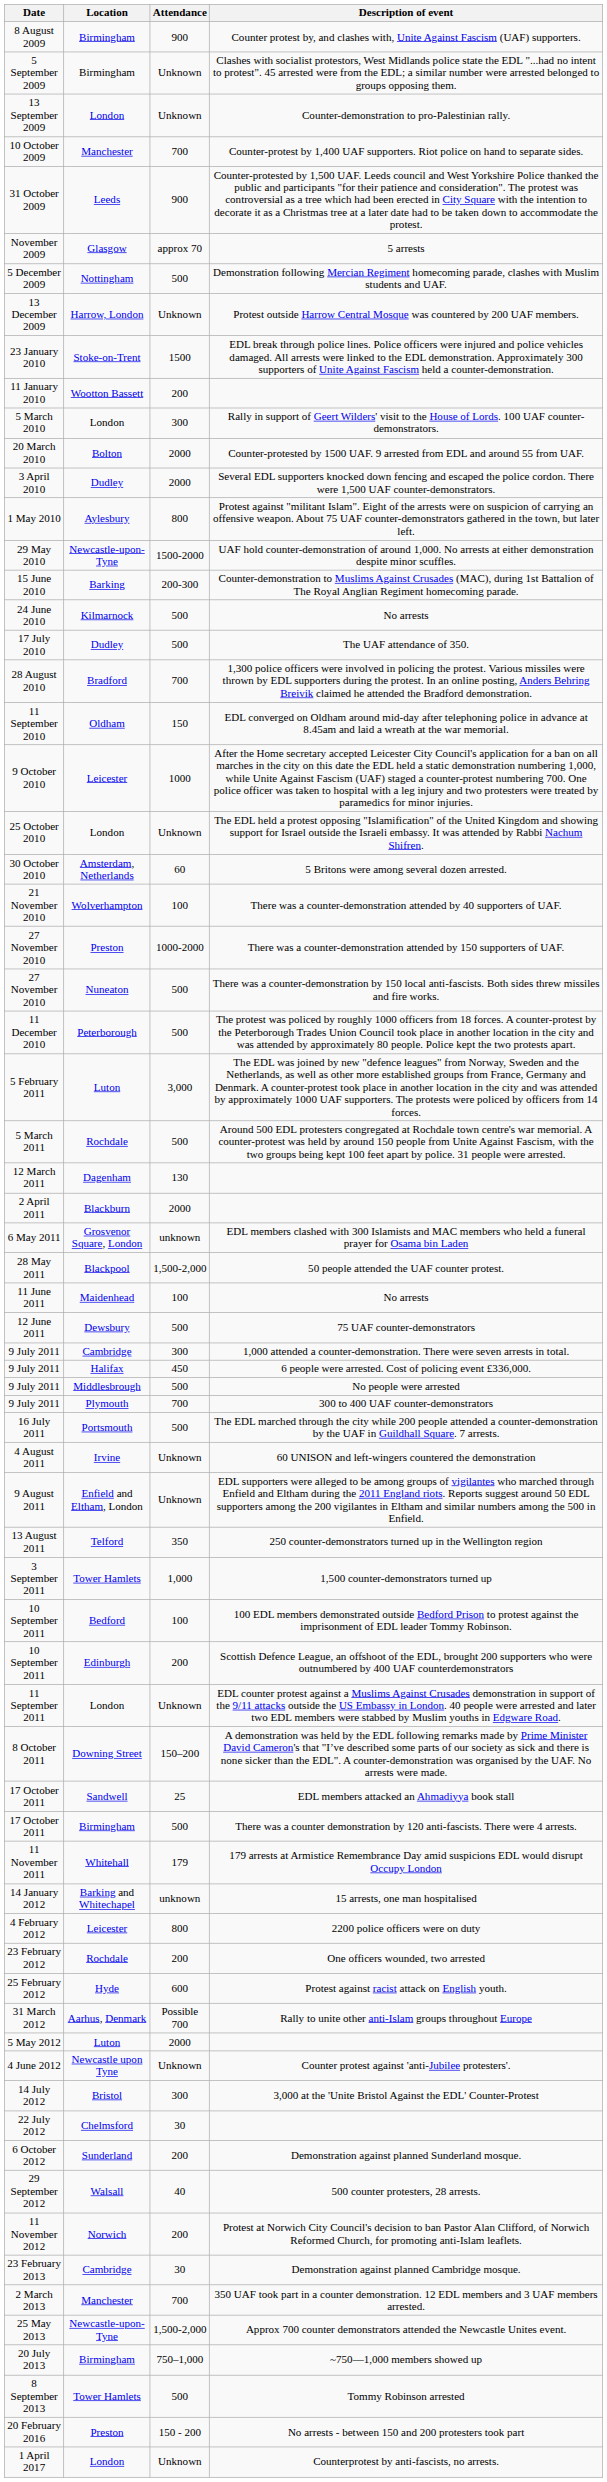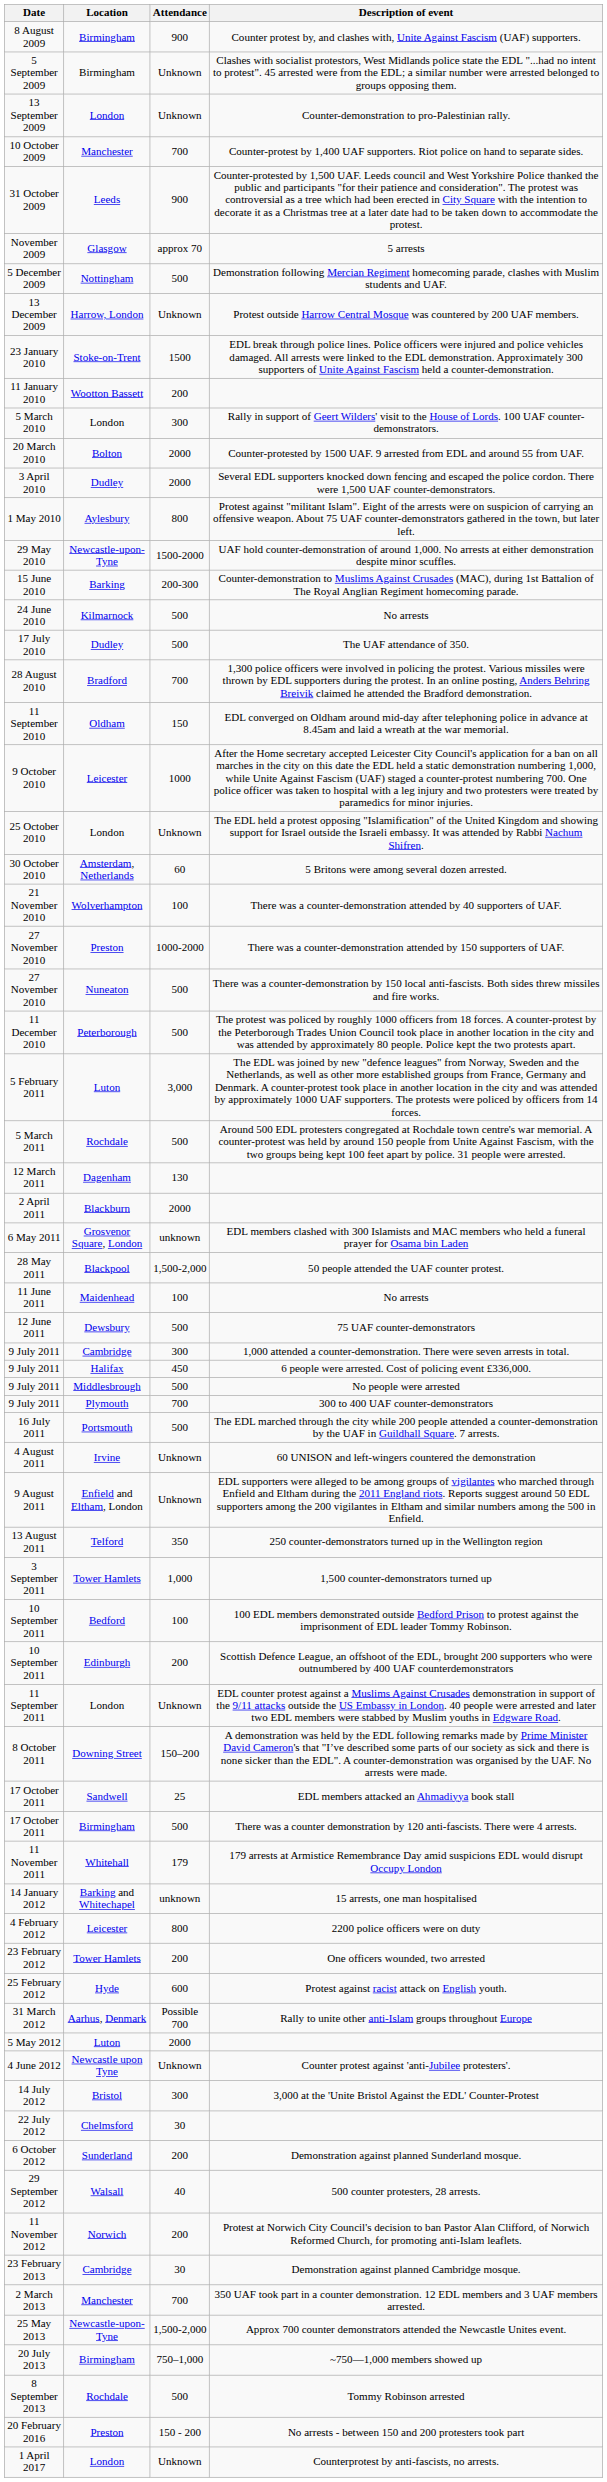(107, 1958) Rochdale -> (107, 1958) Tower Hamlets
(107, 2396) Tower Hamlets -> (107, 2396) Rochdale
